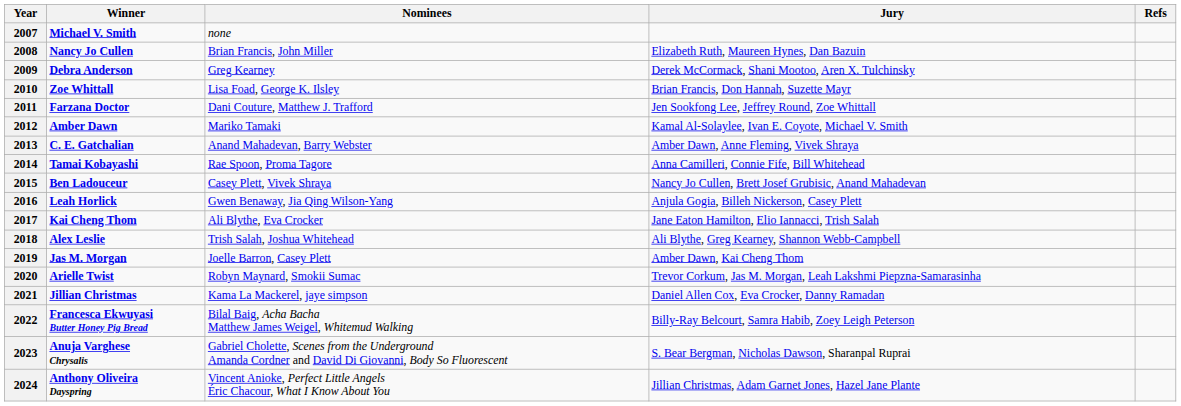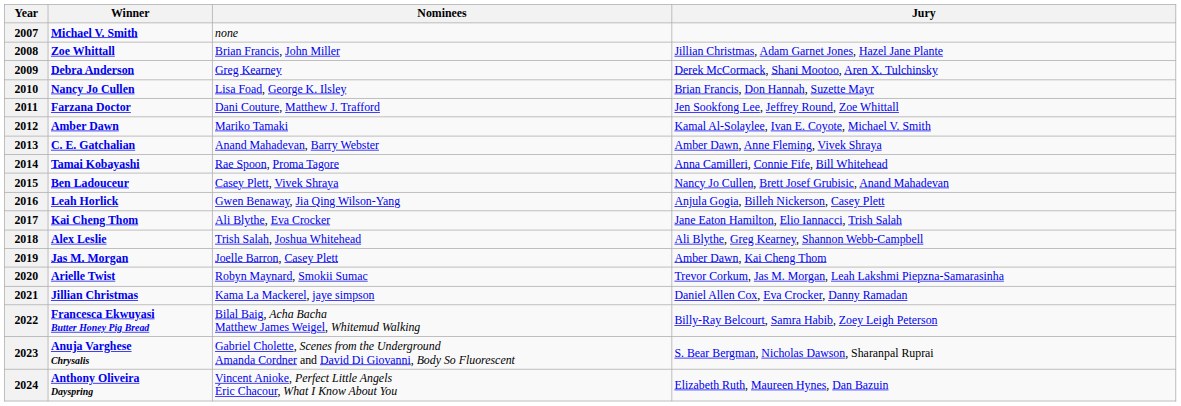- column: (1156, 13)
(91, 51) Nancy Jo Cullen -> (83, 51) Zoe Whittall
(758, 51) Elizabeth Ruth, Maureen Hynes, Dan Bazuin -> (809, 51) Jillian Christmas, Adam Garnet Jones, Hazel Jane Plante
(81, 88) Zoe Whittall -> (93, 88) Nancy Jo Cullen
(786, 385) Jillian Christmas, Adam Garnet Jones, Hazel Jane Plante -> (781, 385) Elizabeth Ruth, Maureen Hynes, Dan Bazuin
